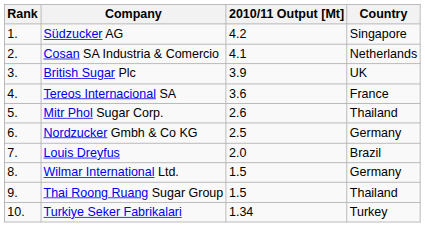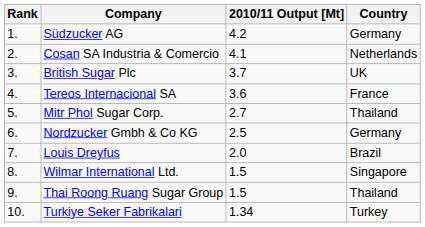(378, 34) Singapore -> (376, 34) Germany
(238, 73) 3.9 -> (238, 73) 3.7
(238, 113) 2.6 -> (238, 113) 2.7
(376, 172) Germany -> (378, 172) Singapore
